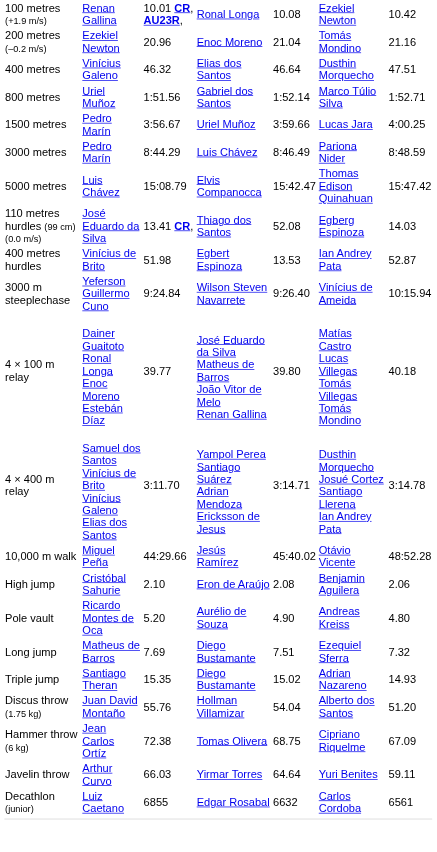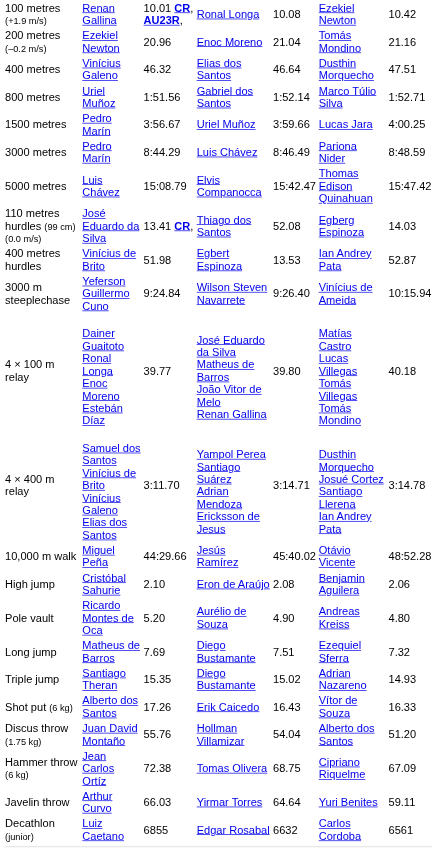+ row: (39, 707)
